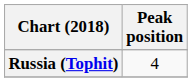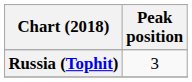(155, 63) 4 -> (155, 63) 3
